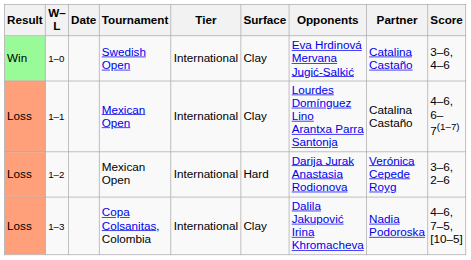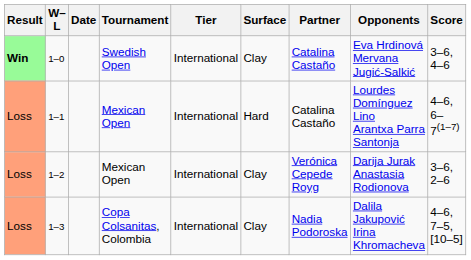columns swapped: (397, 20) <-> (328, 20)
(17, 58) normal -> (18, 58) bold
(255, 116) Clay -> (256, 116) Hard
(256, 174) Hard -> (255, 174) Clay
